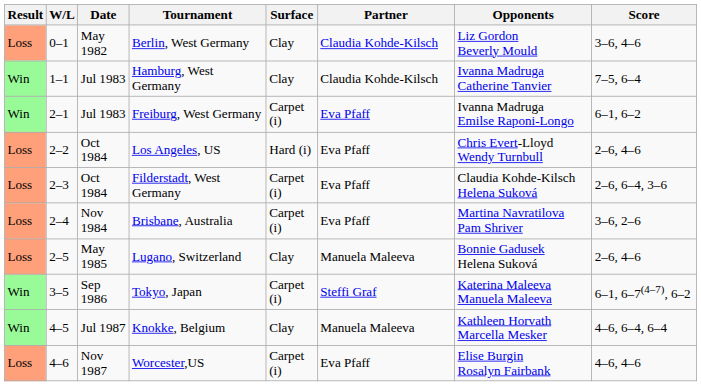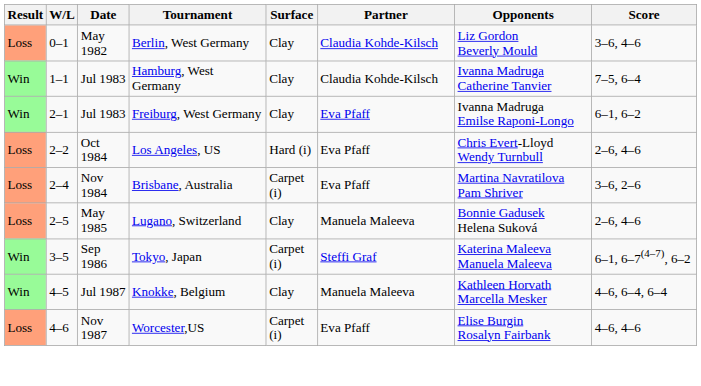(287, 114) Carpet (i) -> (282, 114) Clay
- row: (176, 185)
